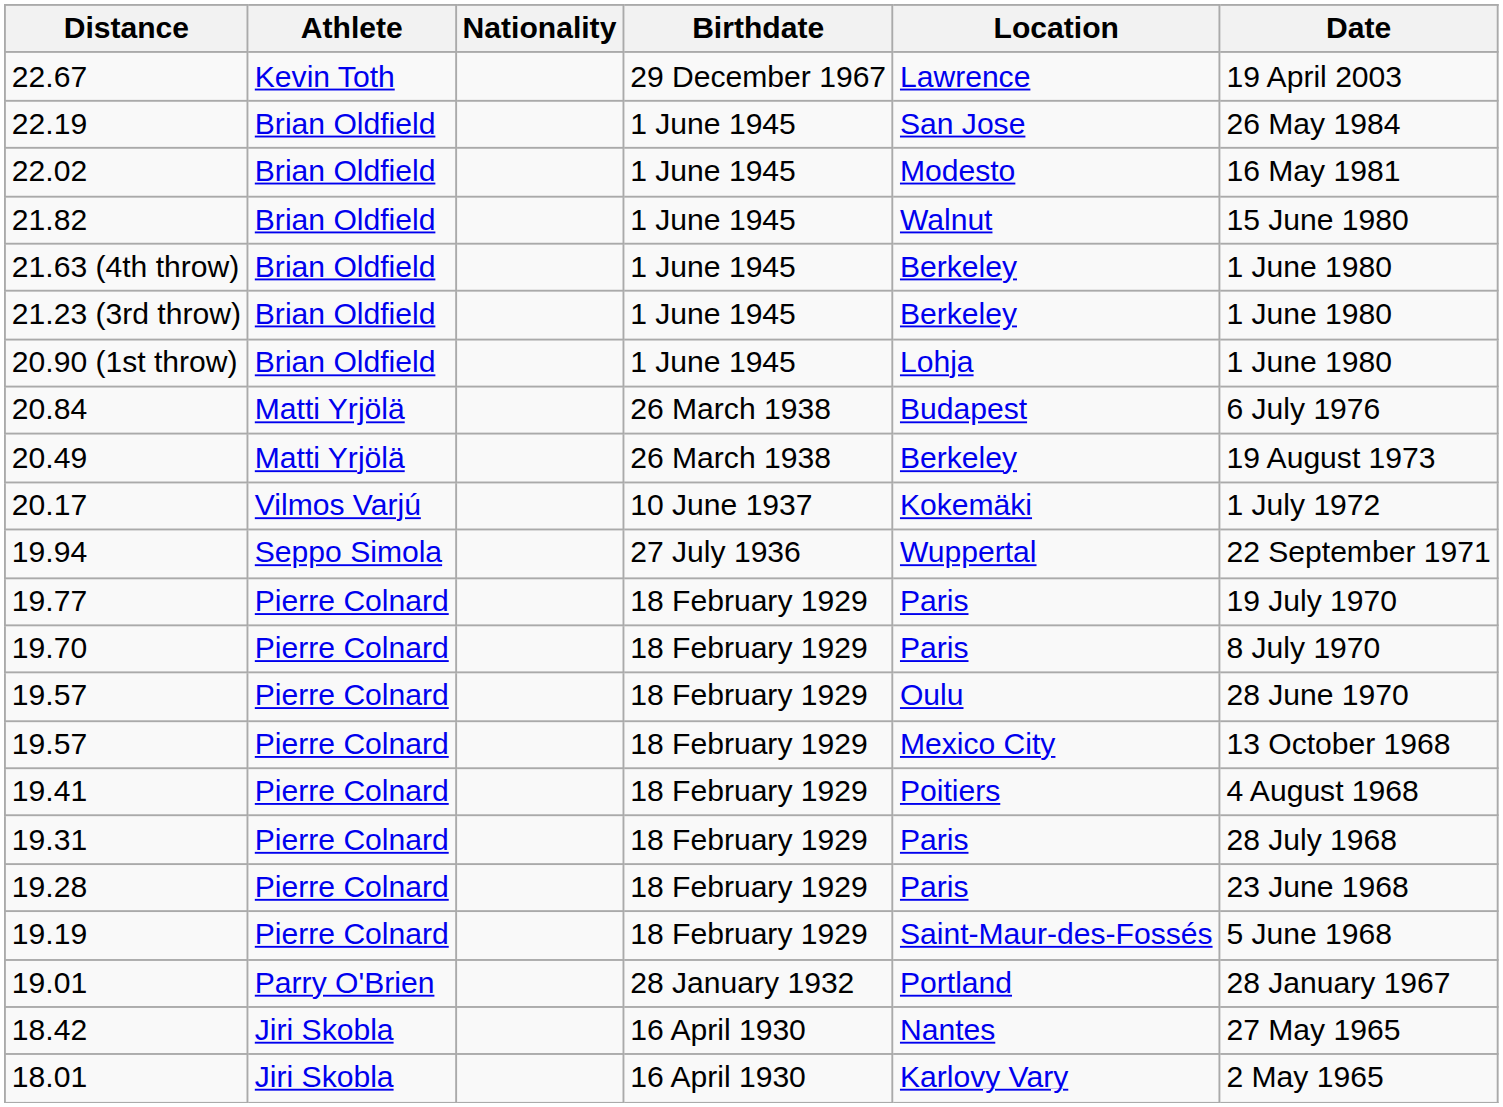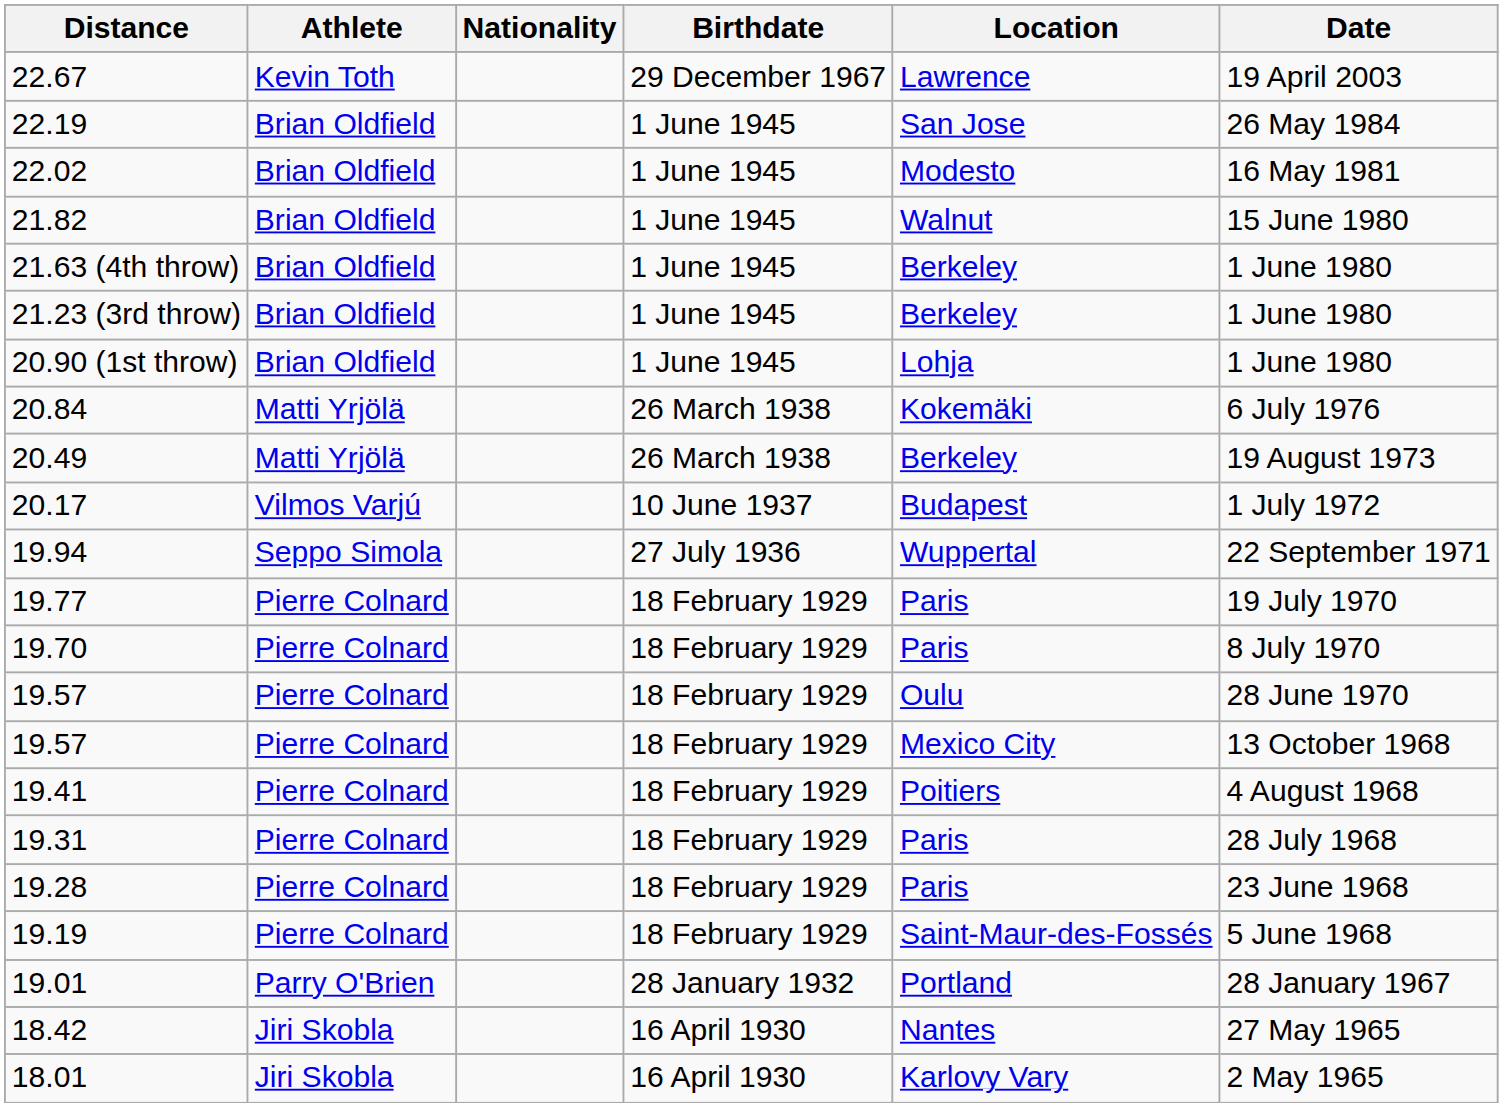(964, 409) Budapest -> (966, 409) Kokemäki
(966, 505) Kokemäki -> (964, 505) Budapest
